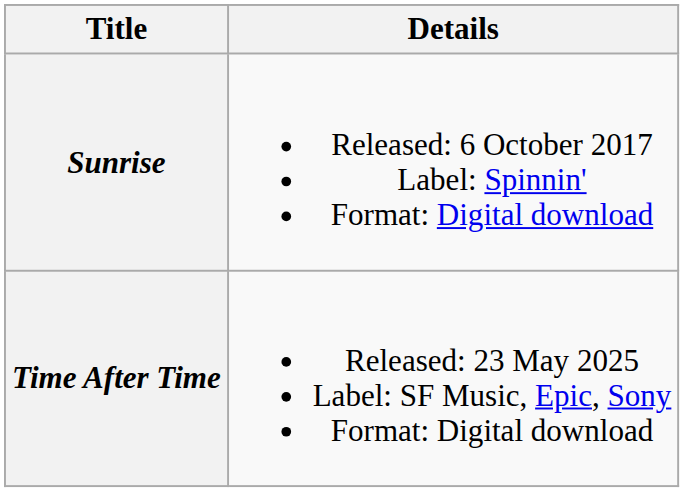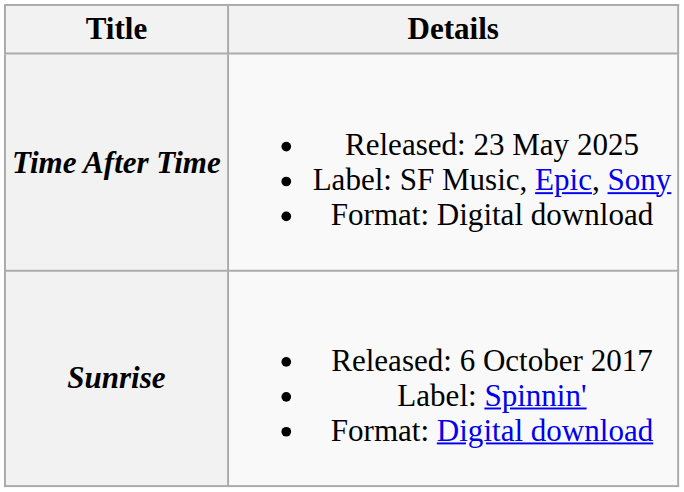rows swapped: (116, 161) <-> (116, 377)
